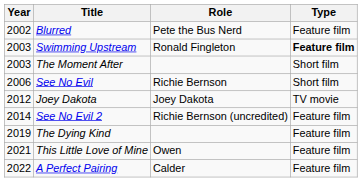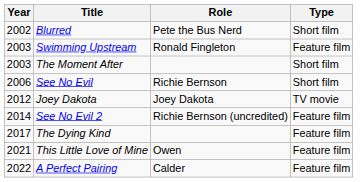(322, 30) Feature film -> (316, 30) Short film
(324, 47) bold -> (322, 47) normal
(19, 133) 2019 -> (19, 133) 2017
